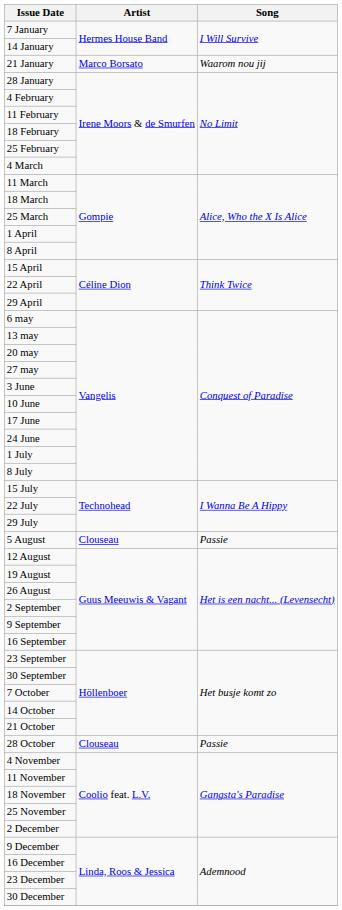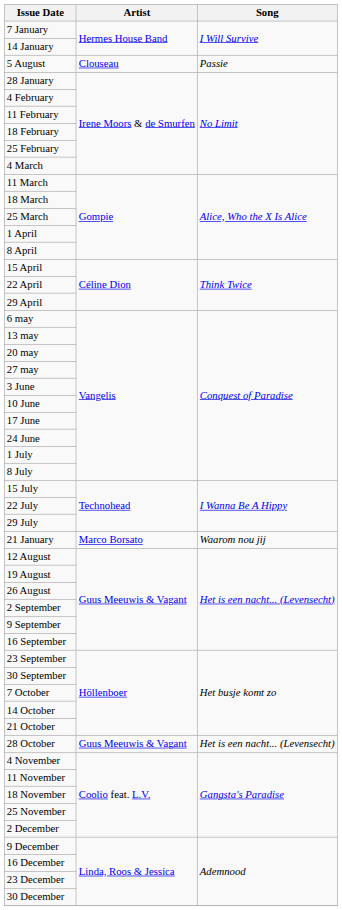rows swapped: (30, 64) <-> (26, 540)
(99, 744) Clouseau -> (133, 744) Guus Meeuwis & Vagant
(214, 744) Passie -> (267, 744) Het is een nacht... (Levensecht)
